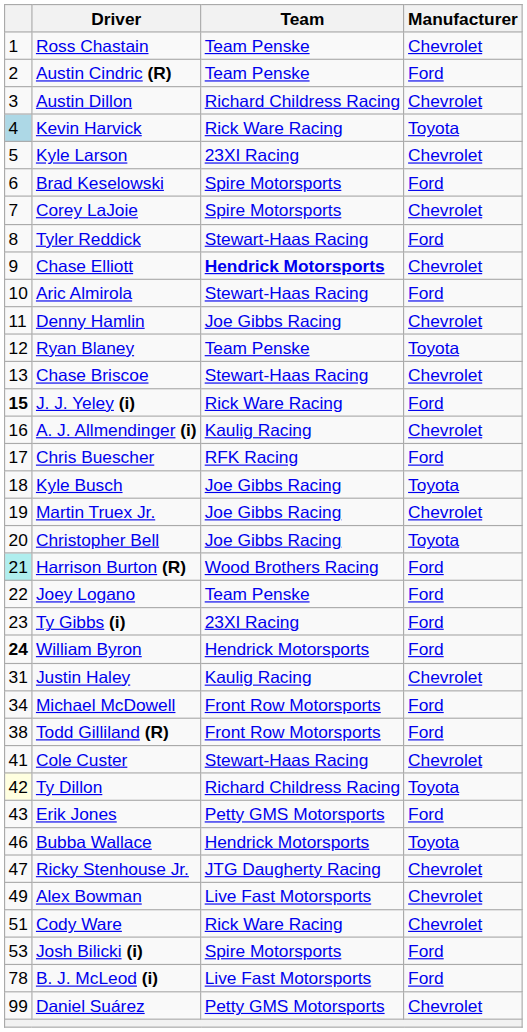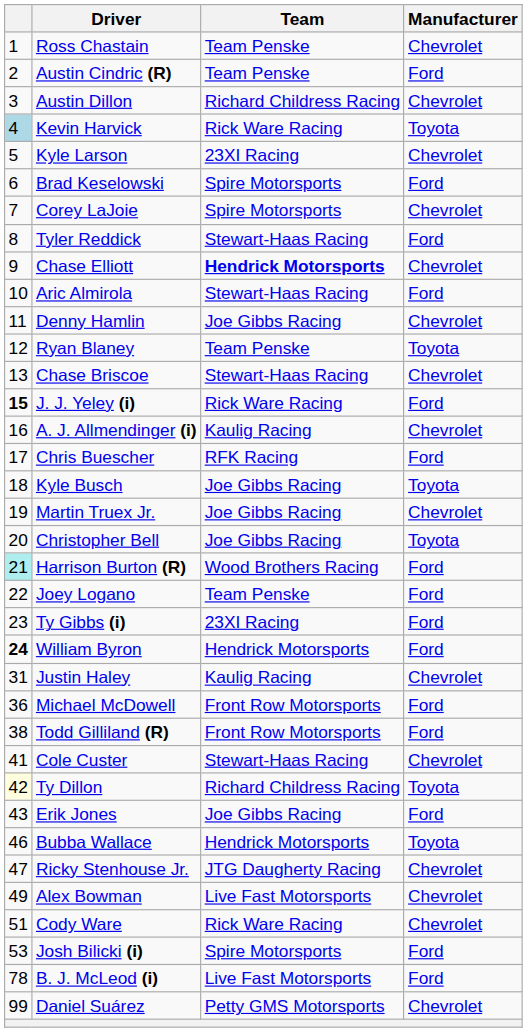(18, 704) 34 -> (18, 704) 36
(295, 814) Petty GMS Motorsports -> (273, 814) Joe Gibbs Racing
